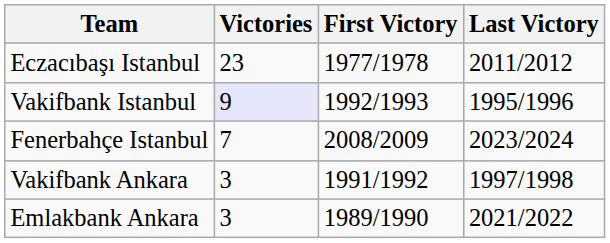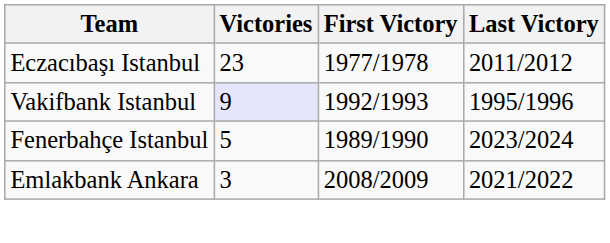(226, 140) 7 -> (226, 140) 5
(376, 140) 2008/2009 -> (376, 140) 1989/1990
- row: (99, 179)
(376, 218) 1989/1990 -> (376, 179) 2008/2009
